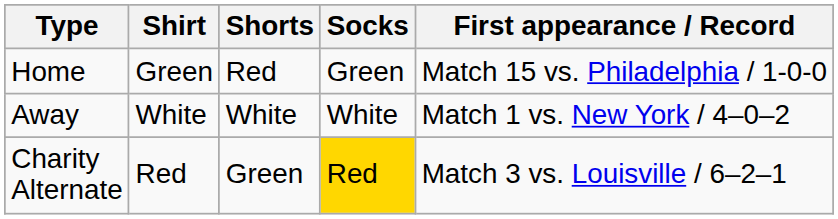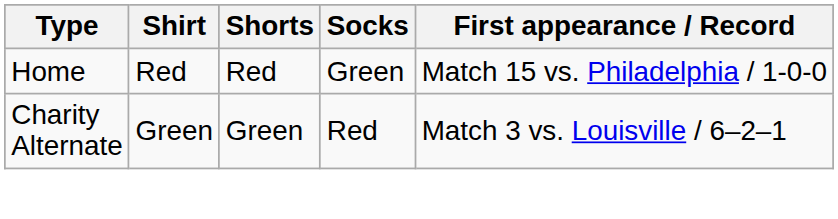(174, 70) Green -> (161, 70) Red
- row: (45, 114)
(161, 174) Red -> (174, 130) Green
(352, 174) gold background -> (352, 130) no background
